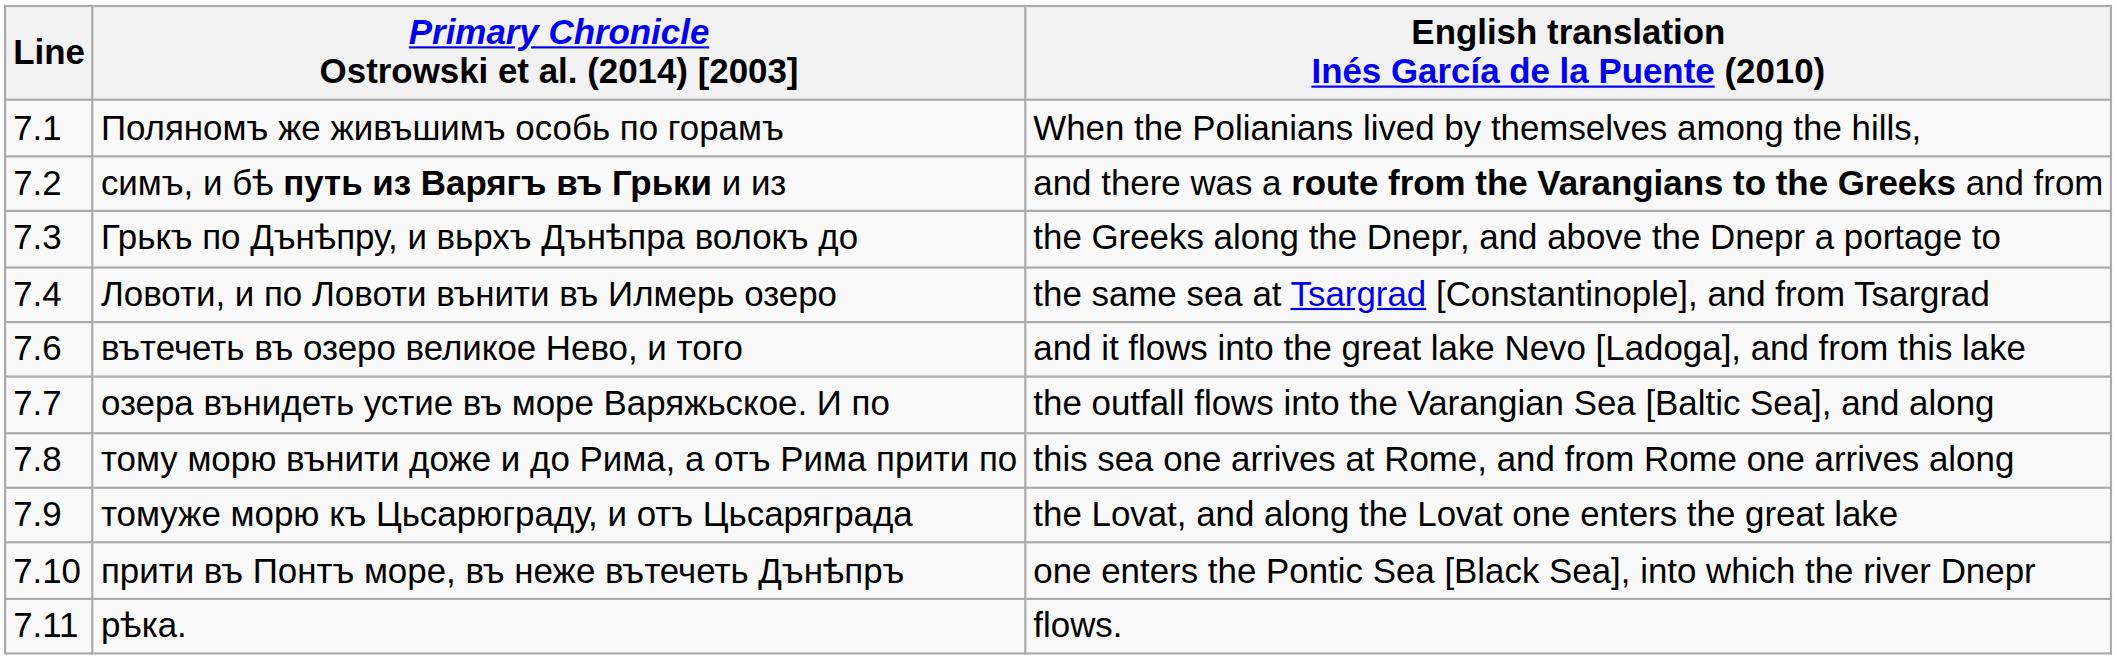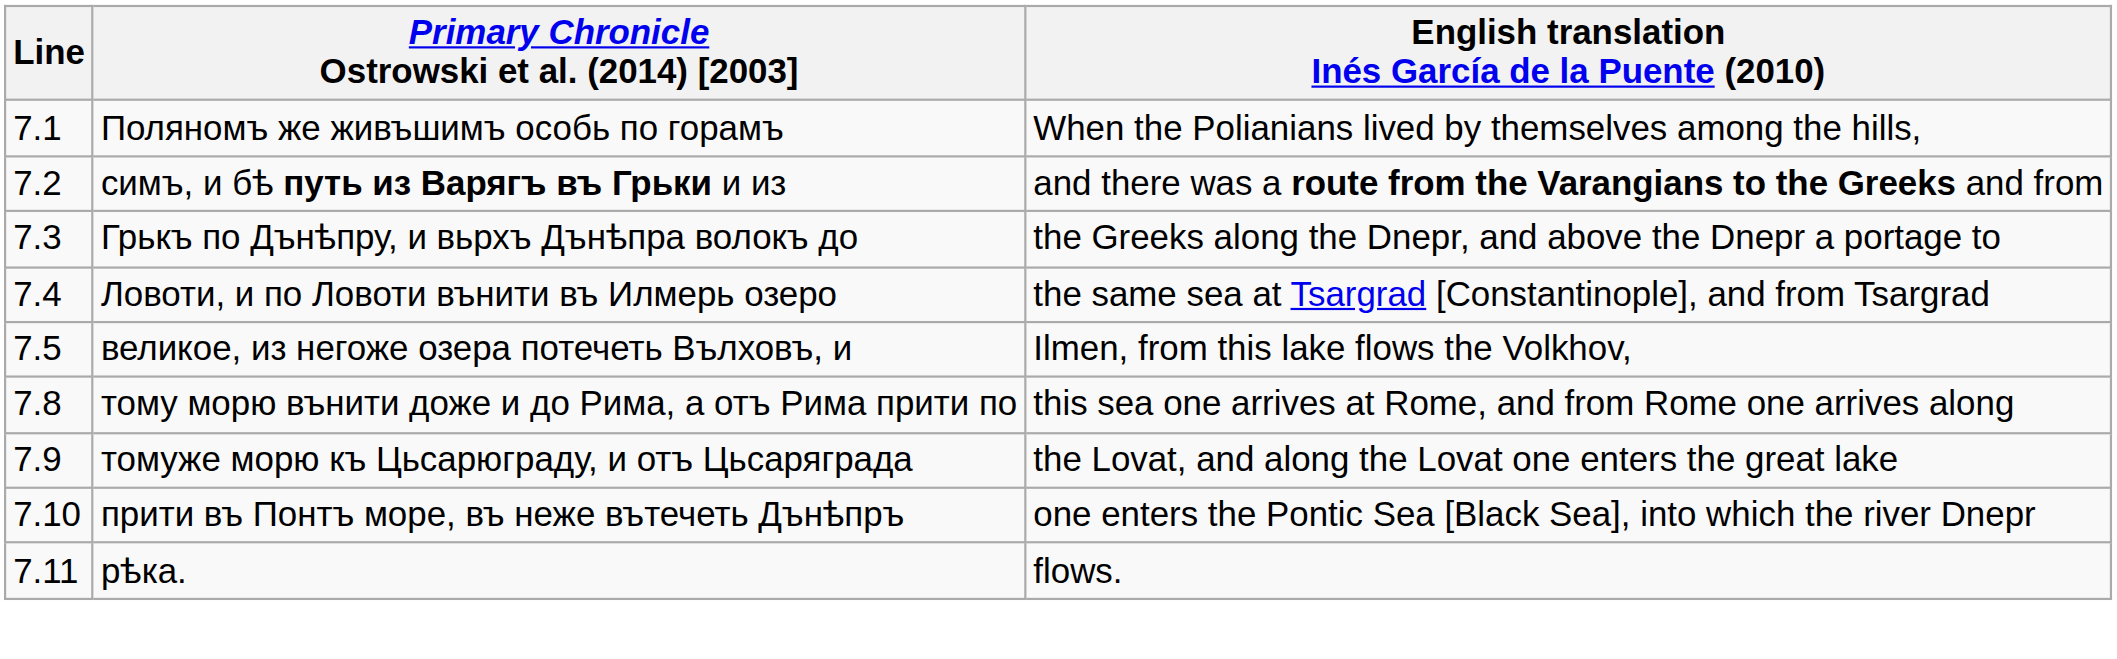+ row: (477, 348)
- row: (422, 348)
- row: (495, 404)
